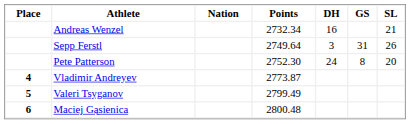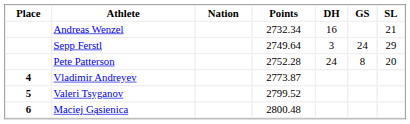(362, 45) 31 -> (362, 45) 24
(391, 45) 26 -> (391, 45) 29
(284, 61) 2752.30 -> (284, 61) 2752.28
(284, 93) 2799.49 -> (284, 93) 2799.52
